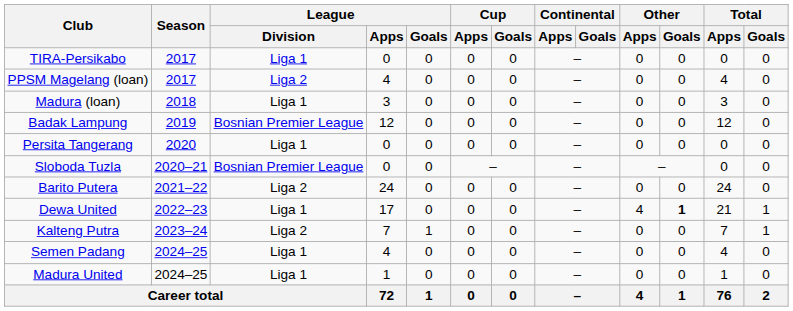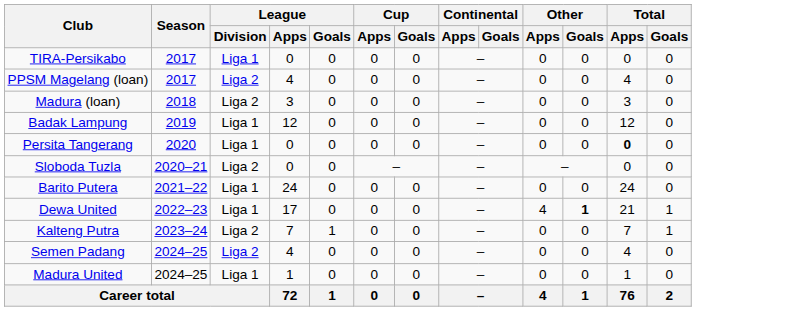(288, 101) Liga 1 -> (240, 101) Liga 2
(289, 123) Bosnian Premier League -> (240, 123) Liga 1
(724, 144) normal -> (627, 144) bold
(289, 166) Bosnian Premier League -> (240, 166) Liga 2
(288, 187) Liga 2 -> (240, 187) Liga 1
(288, 252) Liga 1 -> (240, 252) Liga 2
